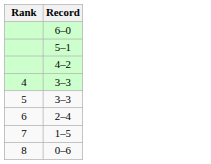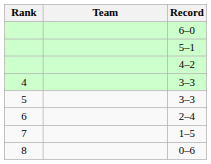+ column: (105, 13)
